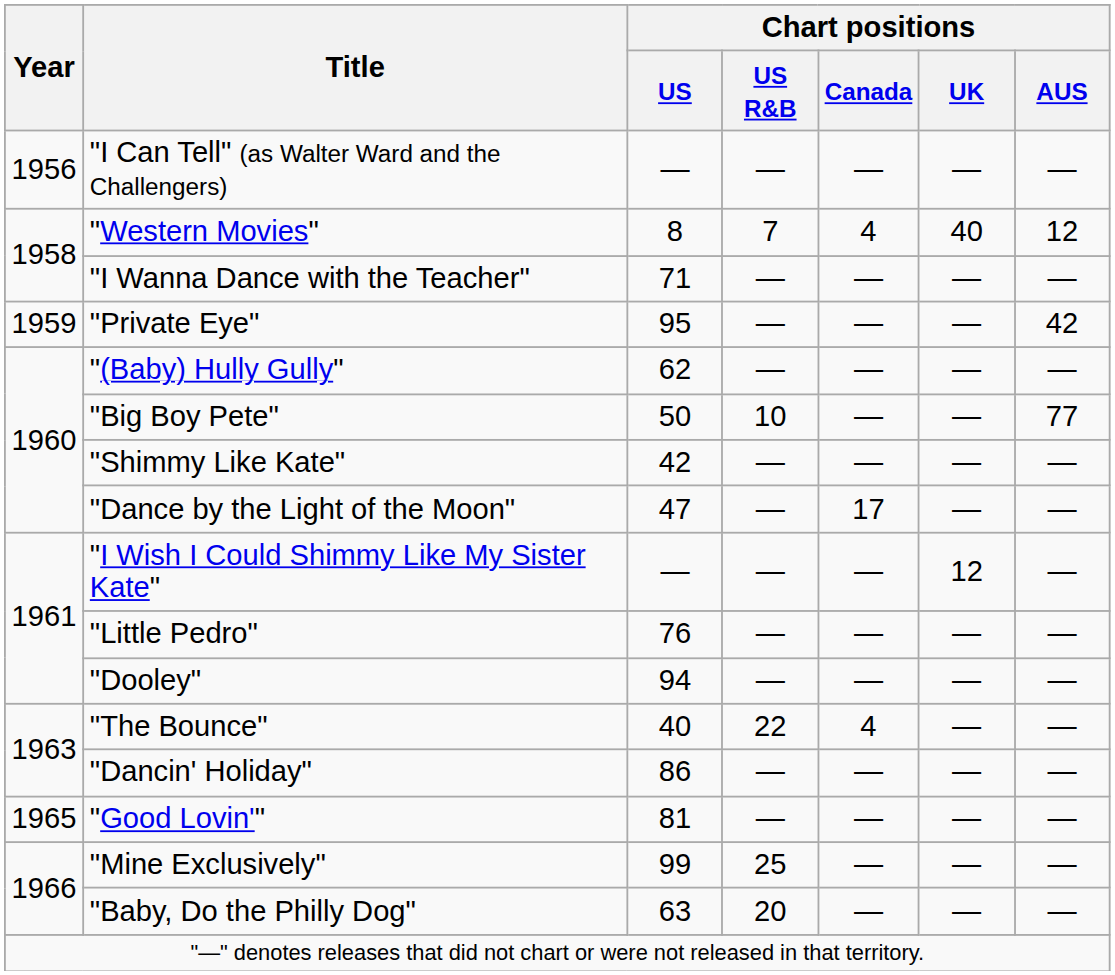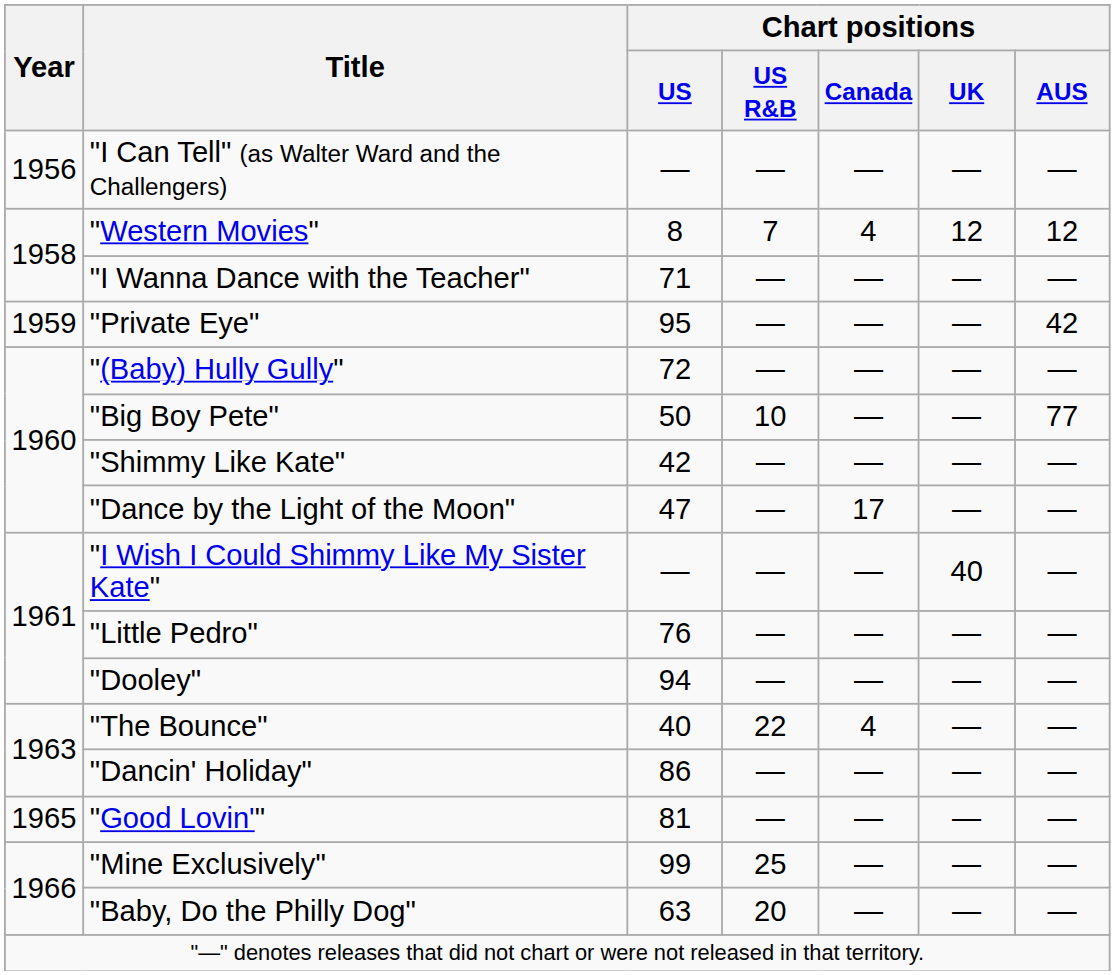(967, 231) 40 -> (967, 231) 12
(675, 370) 62 -> (675, 370) 72
(967, 571) 12 -> (967, 571) 40
